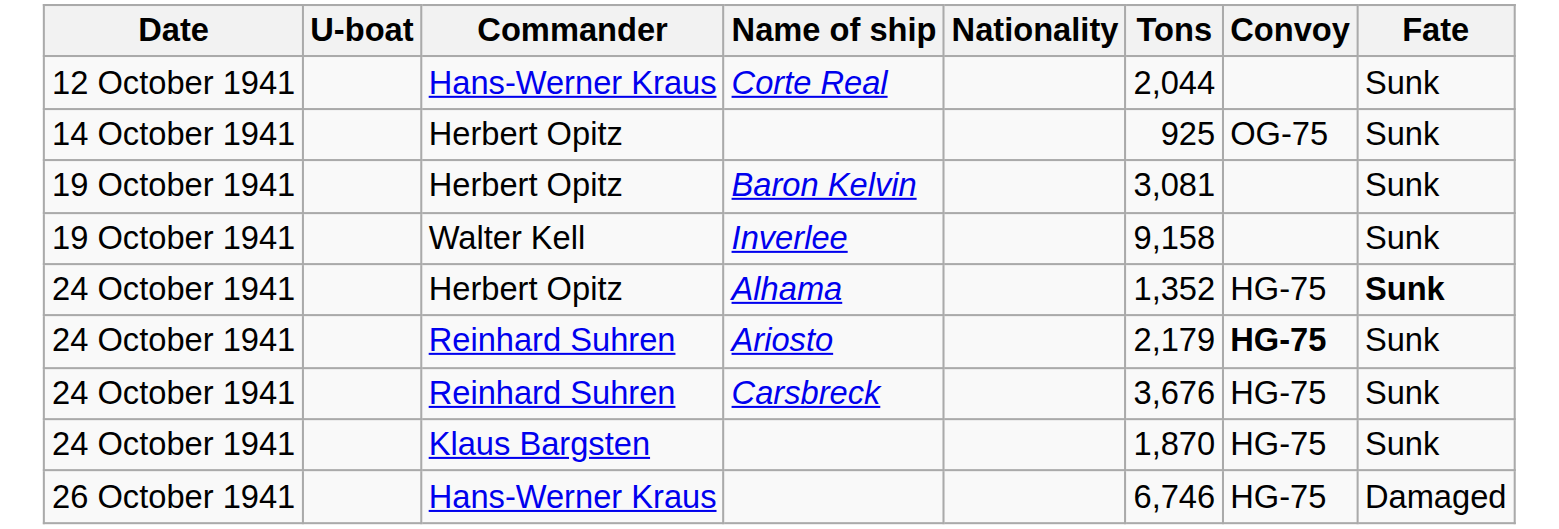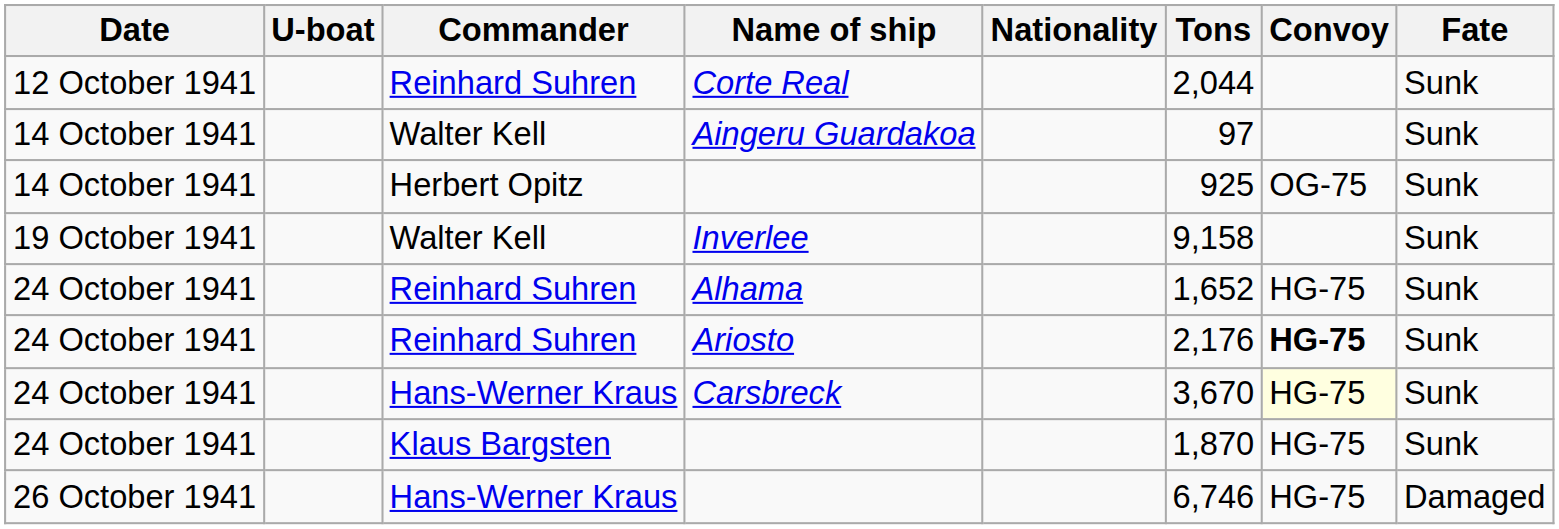(573, 82) Hans-Werner Kraus -> (513, 82) Reinhard Suhren
+ row: (135, 133)
- row: (174, 185)
(526, 289) Herbert Opitz -> (513, 289) Reinhard Suhren
(1174, 289) 1,352 -> (1213, 289) 1,652
(1405, 289) bold -> (1441, 289) normal
(1174, 340) 2,179 -> (1213, 340) 2,176
(552, 392) Reinhard Suhren -> (534, 392) Hans-Werner Kraus
(1174, 392) 3,676 -> (1213, 392) 3,670
(1278, 392) no background -> (1317, 392) lightyellow background
